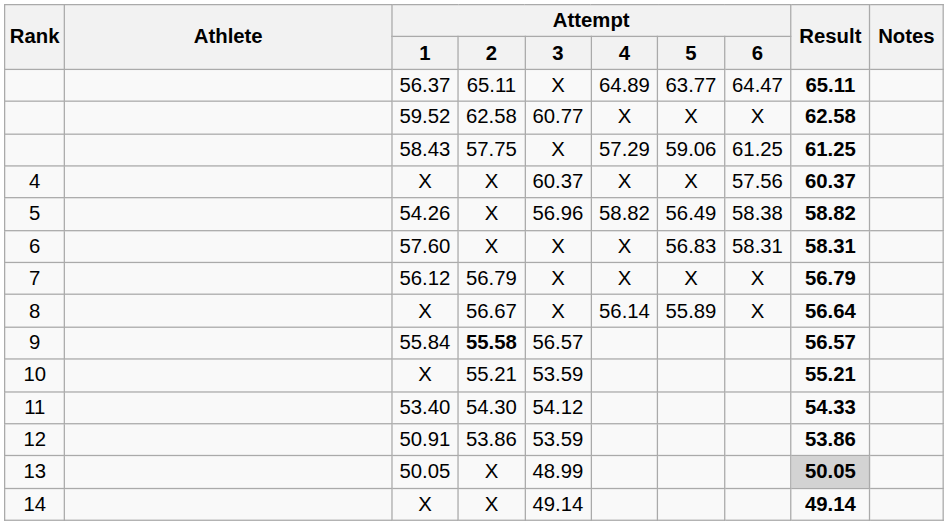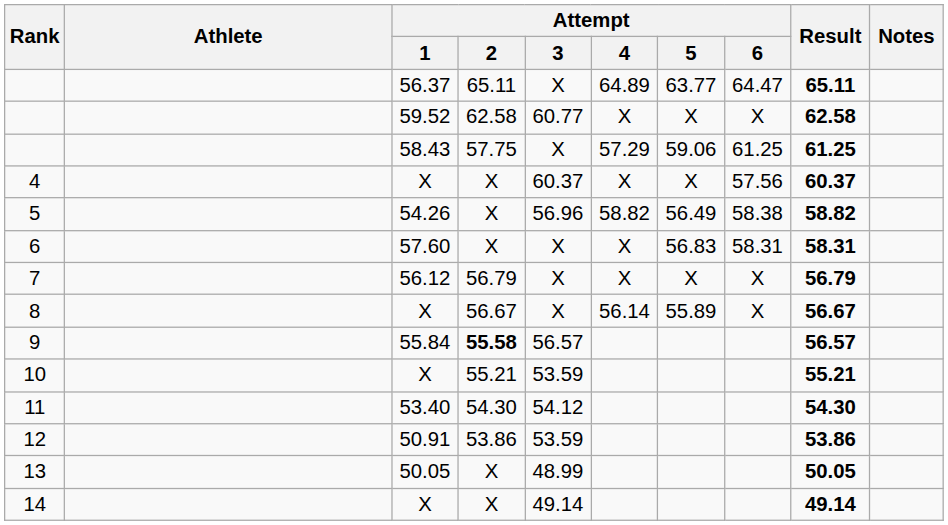(830, 310) 56.64 -> (830, 310) 56.67
(830, 407) 54.33 -> (830, 407) 54.30
(830, 471) lightgrey background -> (830, 471) no background
